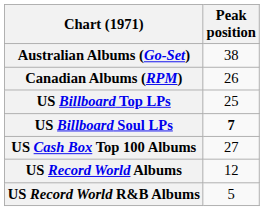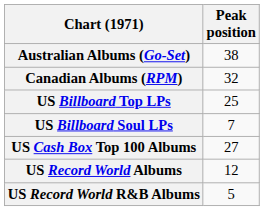(231, 78) 26 -> (231, 78) 32
(231, 124) bold -> (231, 124) normal
